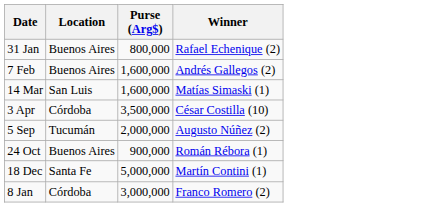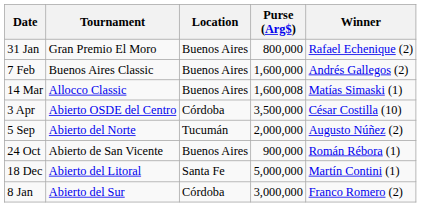+ column: (113, 22)
(71, 90) San Luis -> (215, 90) Buenos Aires
(145, 90) 1,600,000 -> (278, 90) 1,600,008
